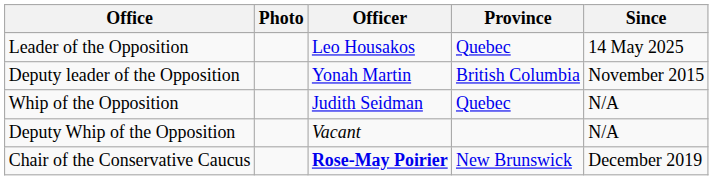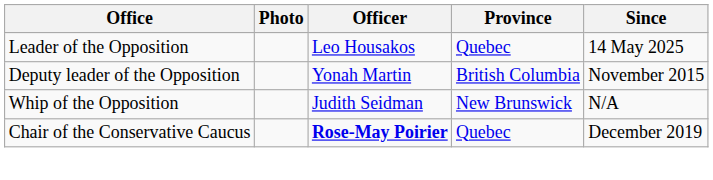(483, 103) Quebec -> (514, 103) New Brunswick
- row: (122, 132)
(514, 160) New Brunswick -> (483, 132) Quebec
